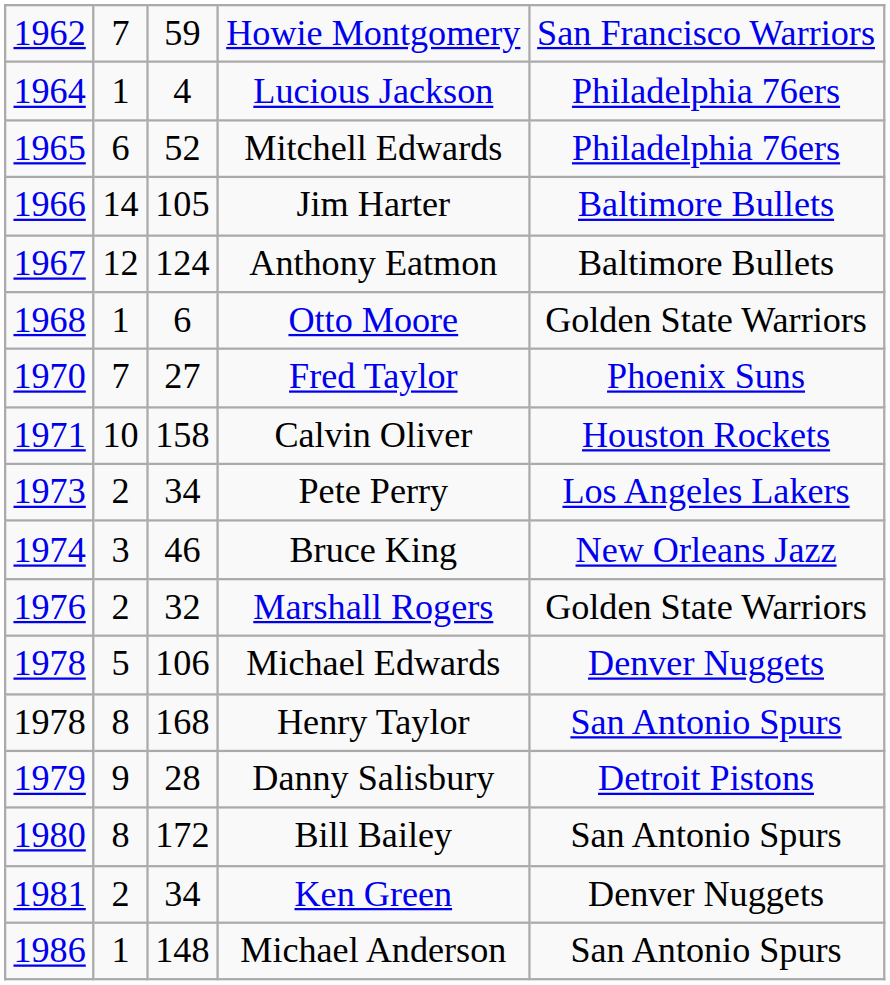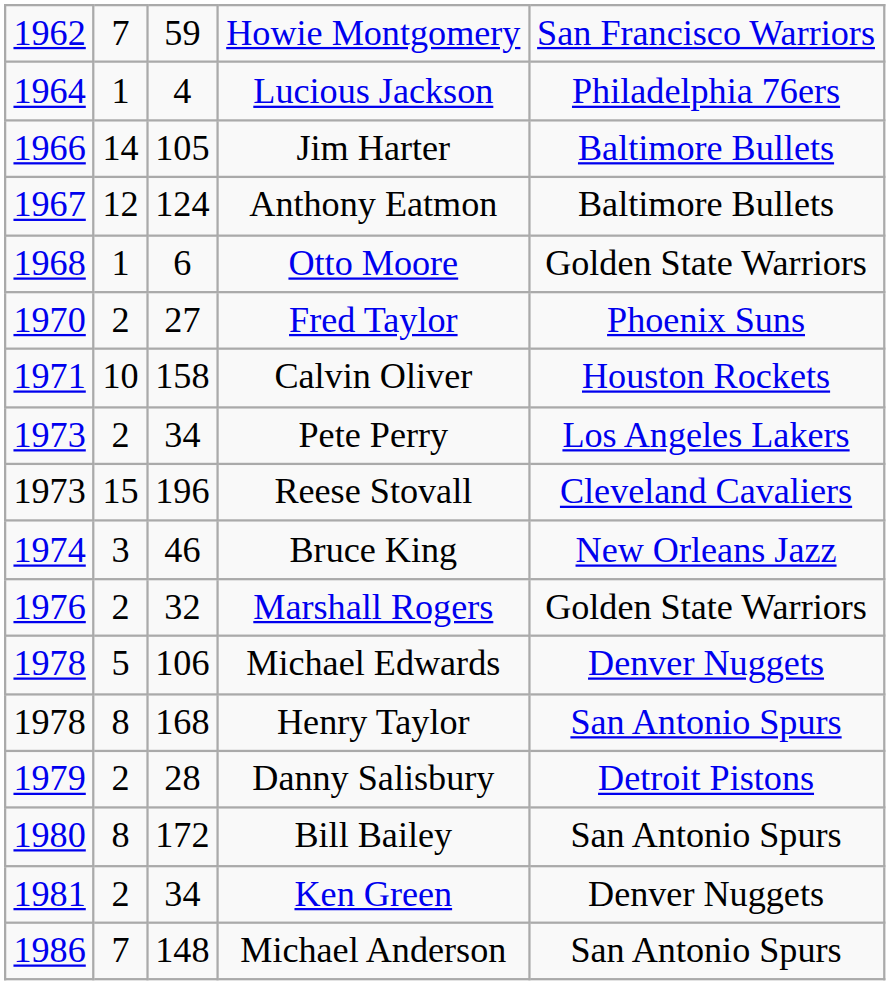- row: (373, 147)
(121, 377) 7 -> (121, 319) 2
+ row: (373, 491)
(121, 778) 9 -> (121, 778) 2
(121, 950) 1 -> (121, 950) 7
